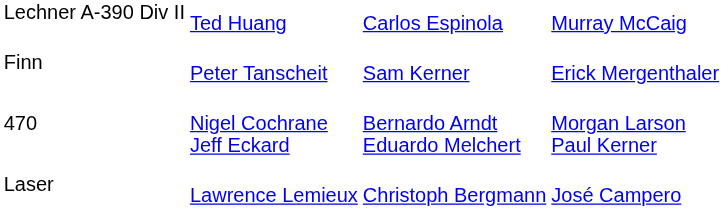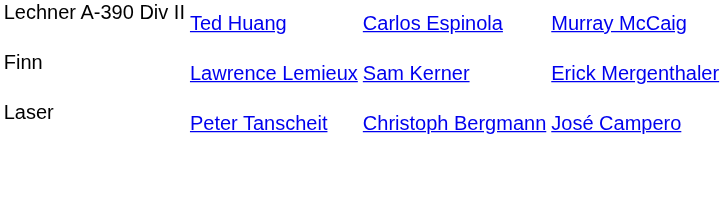(259, 73) Peter Tanscheit -> (274, 73) Lawrence Lemieux
- row: (20, 123)
(274, 195) Lawrence Lemieux -> (259, 123) Peter Tanscheit
